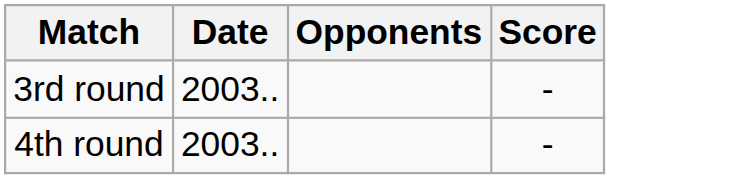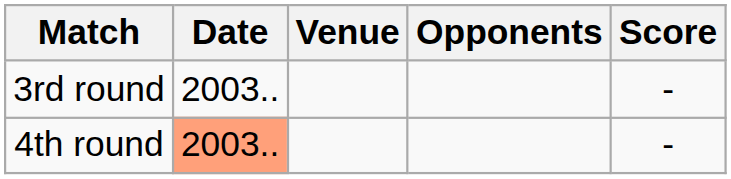+ column: (348, 32)
(230, 144) no background -> (230, 144) lightsalmon background
